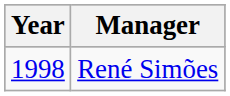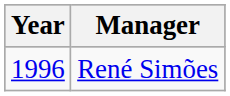(38, 68) 1998 -> (38, 68) 1996
